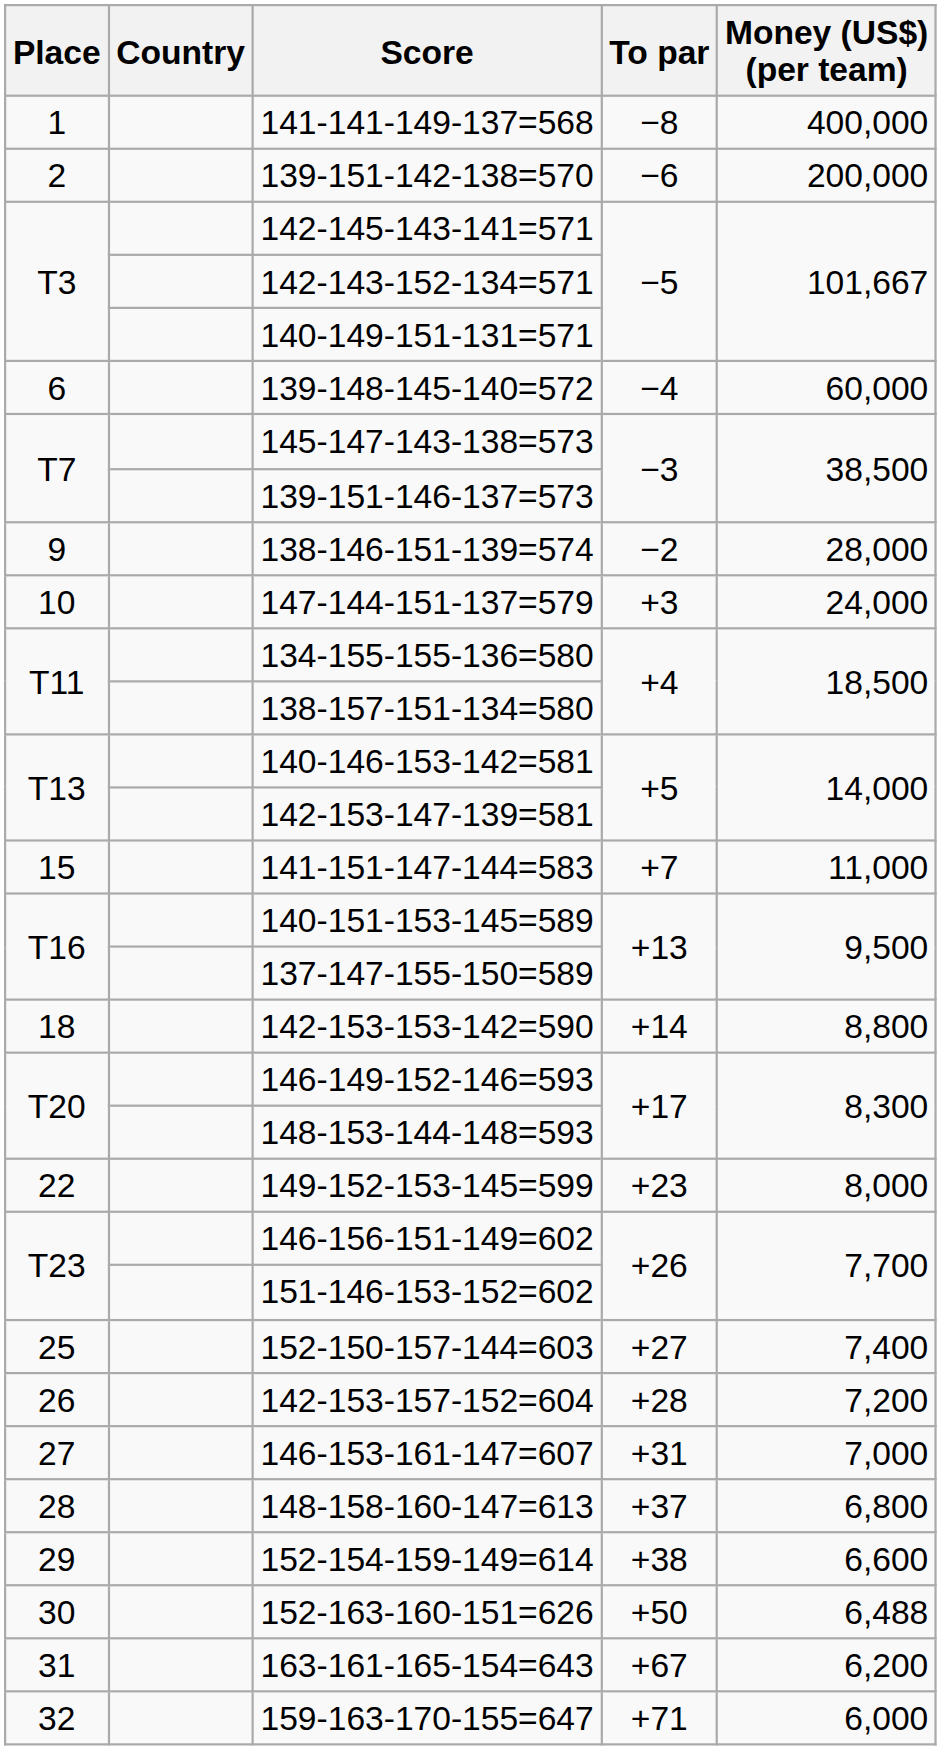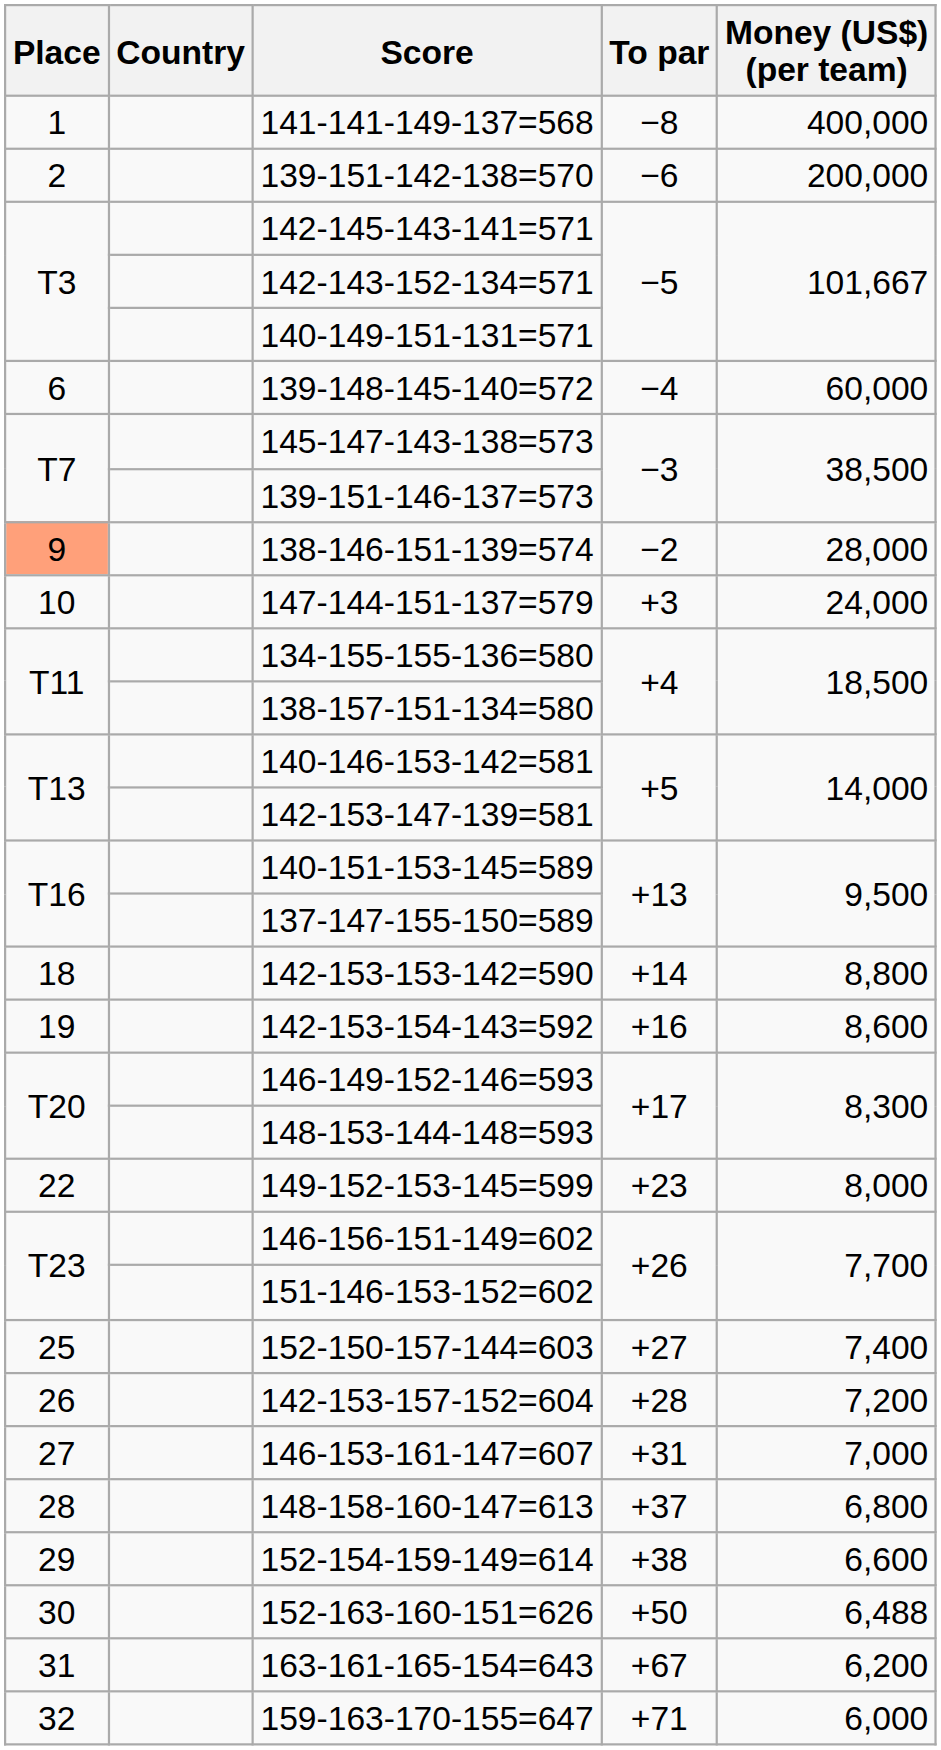(57, 548) no background -> (57, 548) lightsalmon background
- row: (427, 867)
+ row: (427, 1027)
